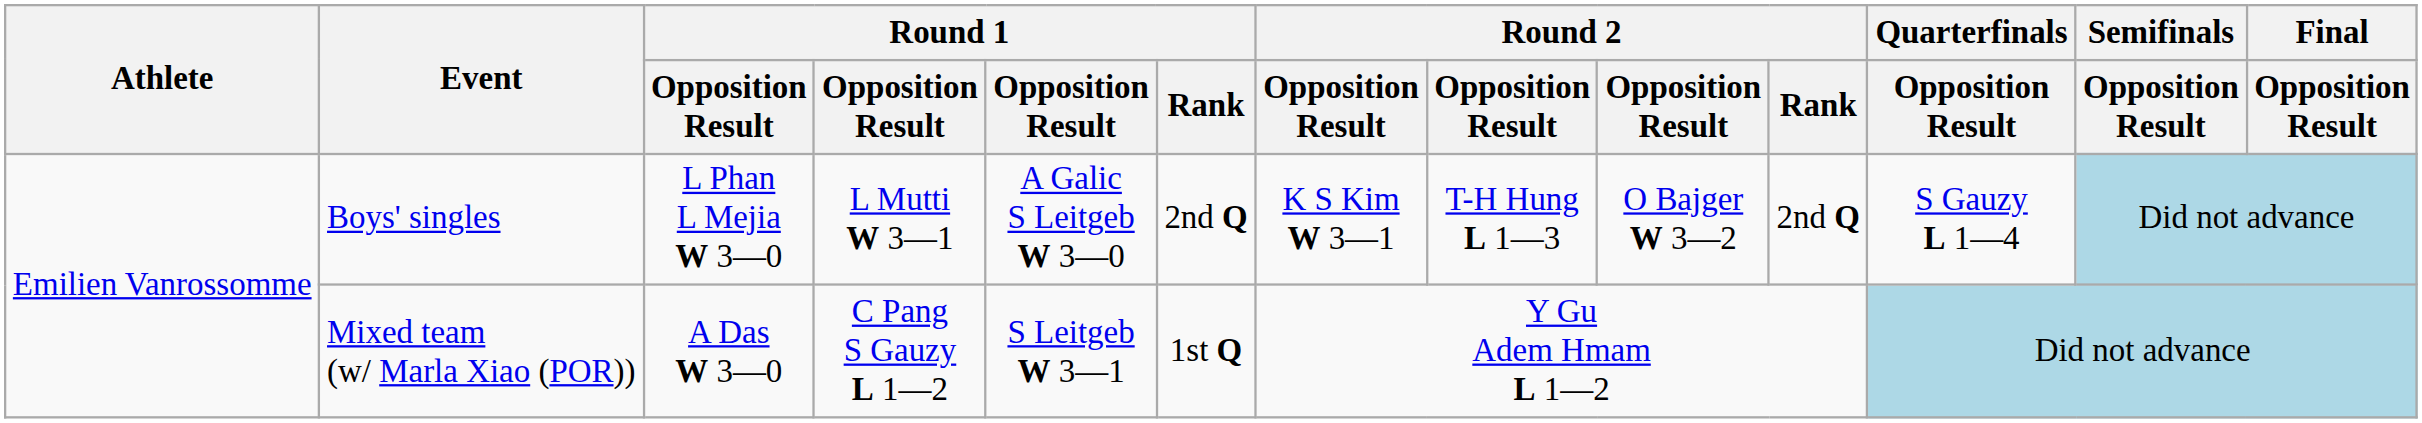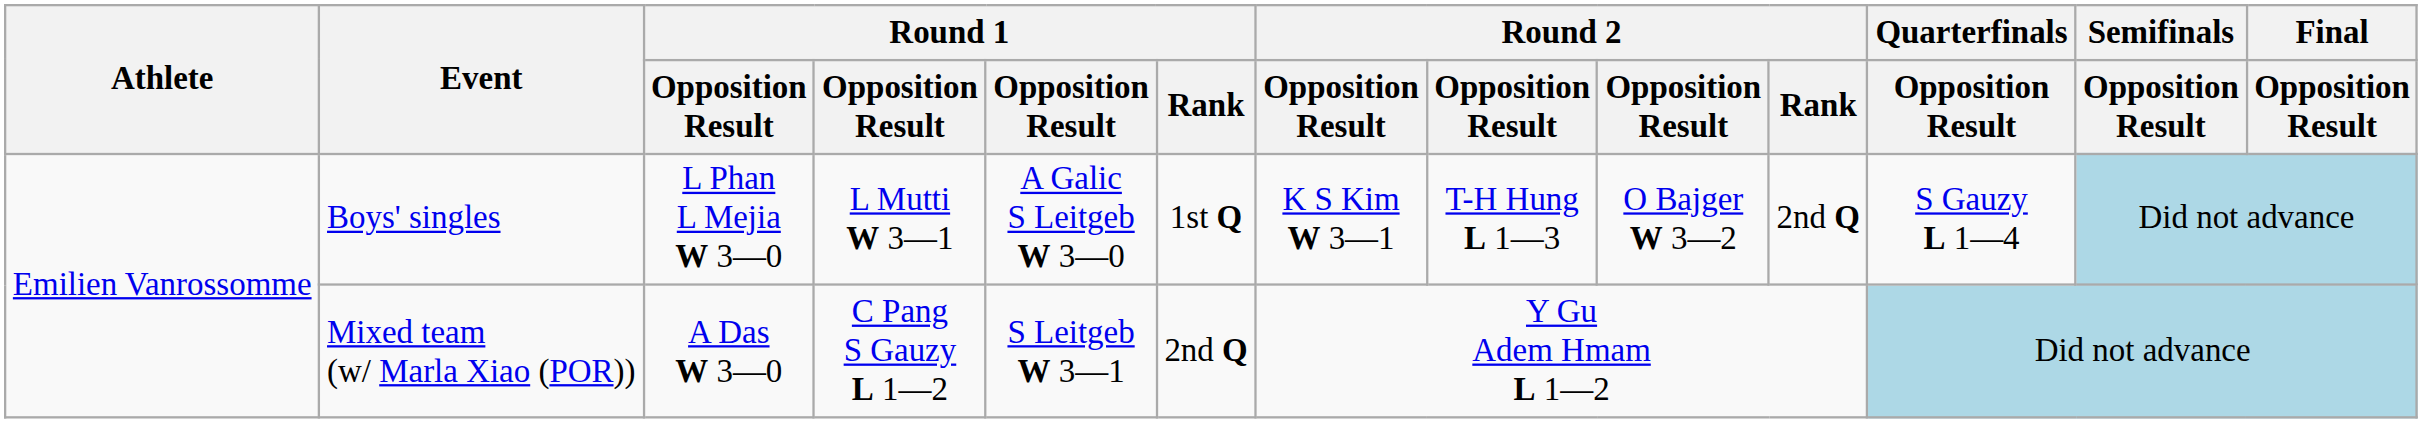(1206, 218) 2nd Q -> (1206, 218) 1st Q
(1206, 350) 1st Q -> (1206, 350) 2nd Q
